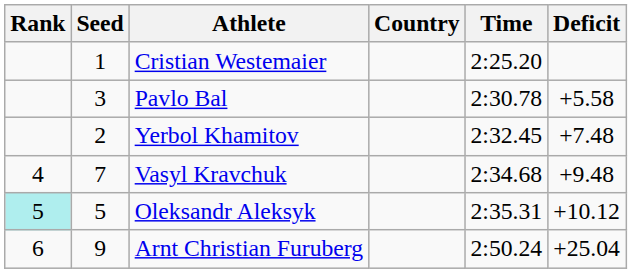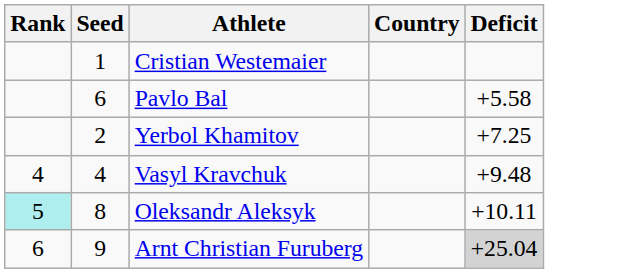- column: (506, 23)
(100, 98) 3 -> (100, 98) 6
(587, 135) +7.48 -> (504, 135) +7.25
(100, 173) 7 -> (100, 173) 4
(100, 211) 5 -> (100, 211) 8
(587, 211) +10.12 -> (504, 211) +10.11
(587, 248) no background -> (504, 248) lightgrey background
